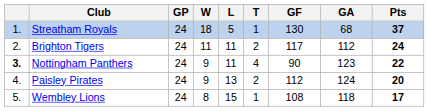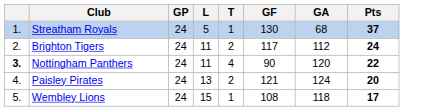- column: (206, 13)
(346, 64) 123 -> (321, 64) 120
(294, 81) 112 -> (269, 81) 121
